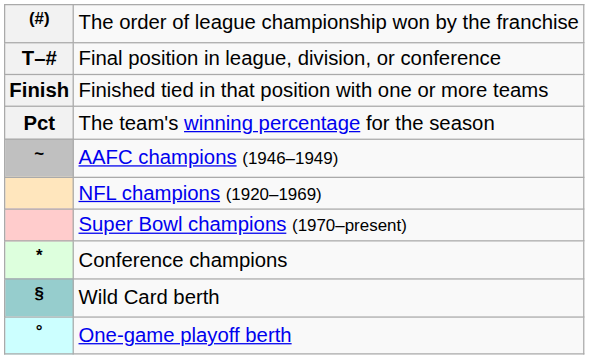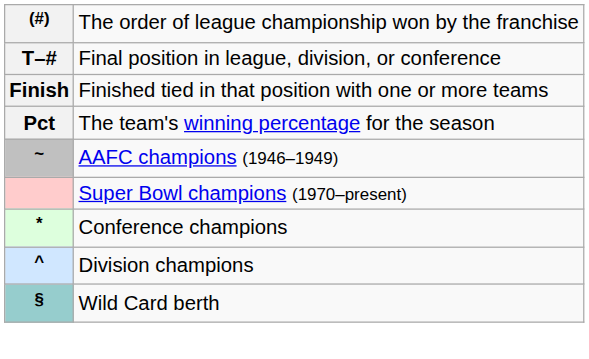- row: (200, 192)
+ row: (166, 265)
- row: (185, 335)
